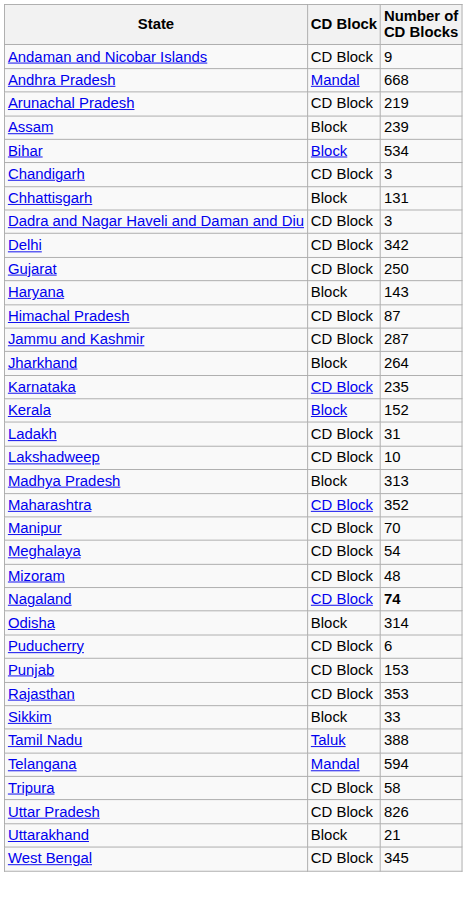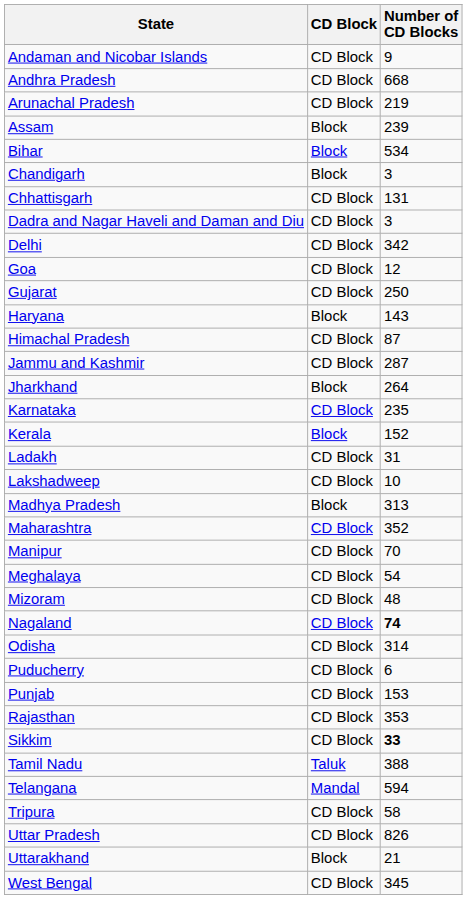(335, 80) Mandal -> (342, 80) CD Block
(342, 174) CD Block -> (329, 174) Block
(329, 198) Block -> (342, 198) CD Block
+ row: (22, 269)
(329, 623) Block -> (342, 646) CD Block
(329, 717) Block -> (342, 741) CD Block
(392, 717) normal -> (392, 741) bold
